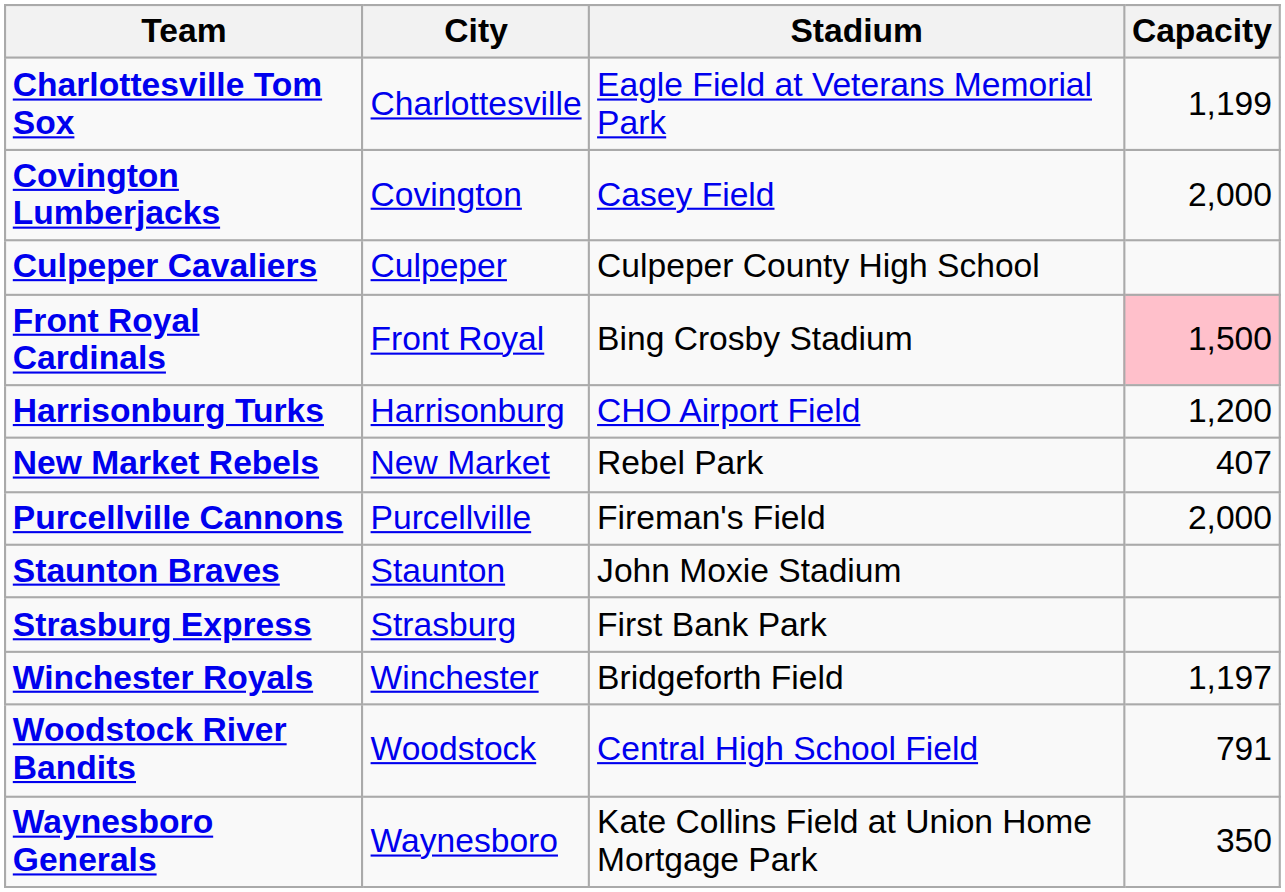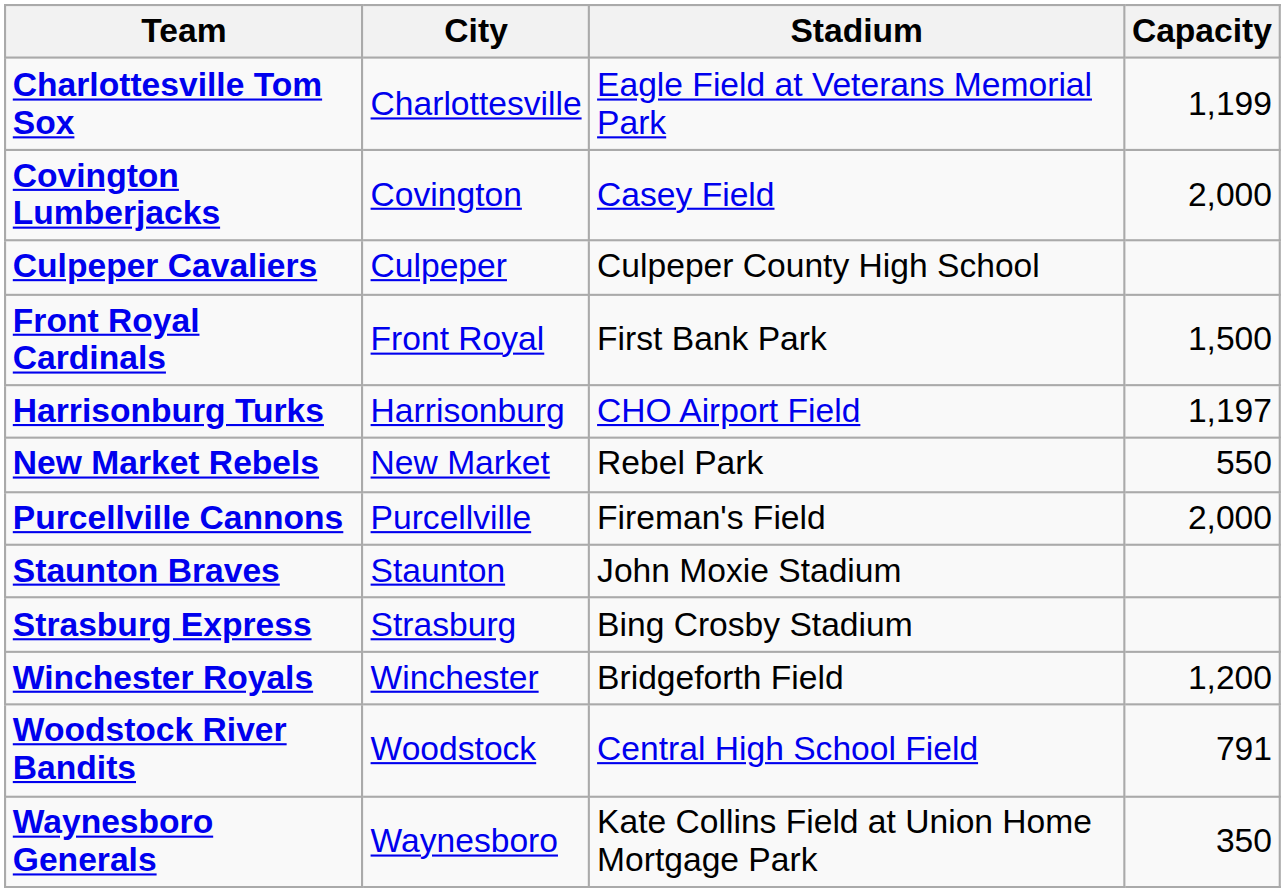(755, 338) Bing Crosby Stadium -> (712, 338) First Bank Park
(1230, 338) pink background -> (1230, 338) no background
(1230, 410) 1,200 -> (1230, 410) 1,197
(1244, 464) 407 -> (1244, 464) 550
(712, 624) First Bank Park -> (755, 624) Bing Crosby Stadium
(1230, 677) 1,197 -> (1230, 677) 1,200
